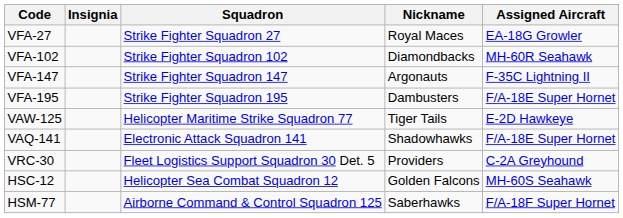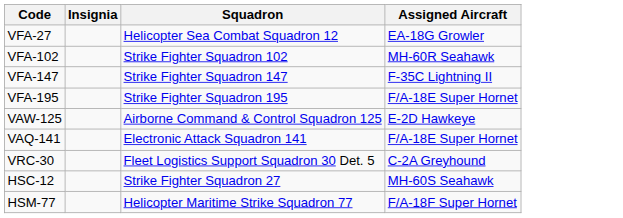- column: (434, 14)
(202, 35) Strike Fighter Squadron 27 -> (231, 35) Helicopter Sea Combat Squadron 12
(238, 118) Helicopter Maritime Strike Squadron 77 -> (253, 118) Airborne Command & Control Squadron 125
(231, 181) Helicopter Sea Combat Squadron 12 -> (202, 181) Strike Fighter Squadron 27
(253, 202) Airborne Command & Control Squadron 125 -> (238, 202) Helicopter Maritime Strike Squadron 77
